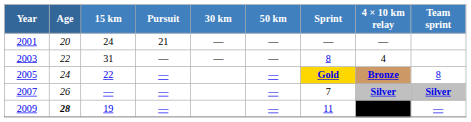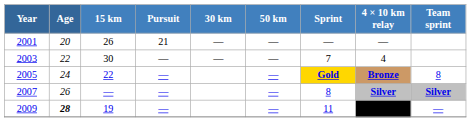(108, 41) 24 -> (108, 41) 26
(108, 58) 31 -> (108, 58) 30
(328, 58) 8 -> (328, 58) 7
(328, 92) 7 -> (328, 92) 8
